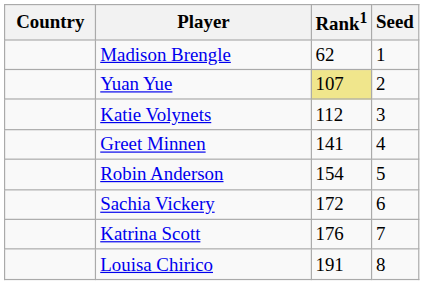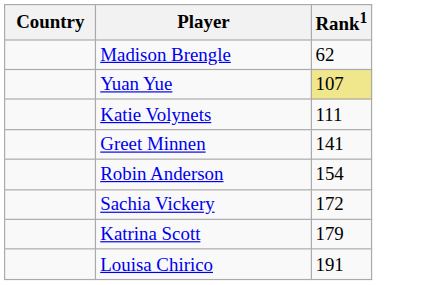- column: (395, 22)
(329, 114) 112 -> (329, 114) 111
(330, 234) 176 -> (330, 234) 179
